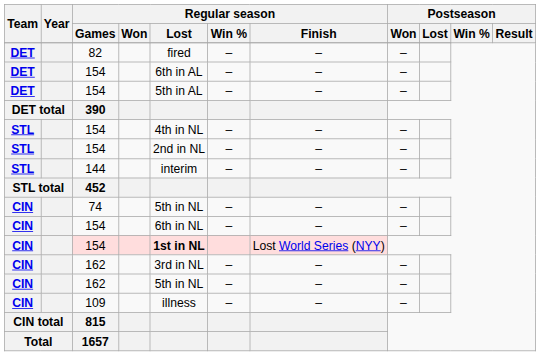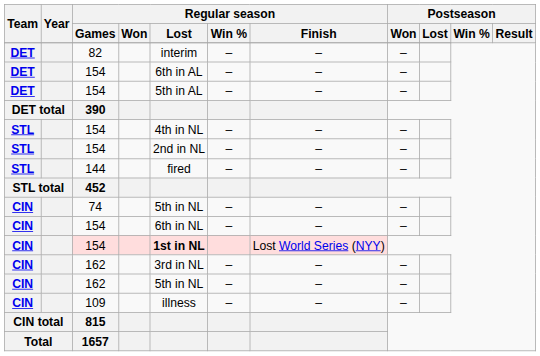(179, 53) fired -> (179, 53) interim
(179, 168) interim -> (179, 168) fired
